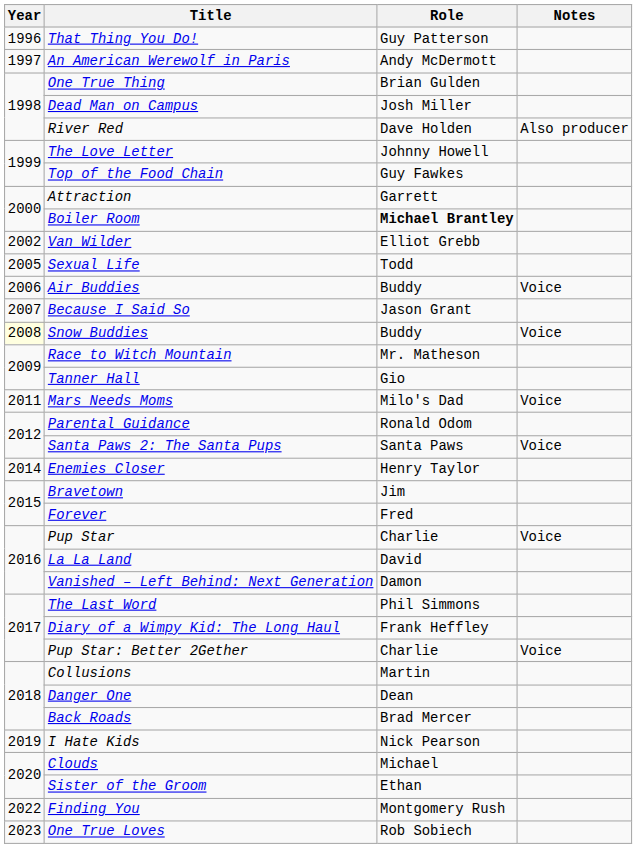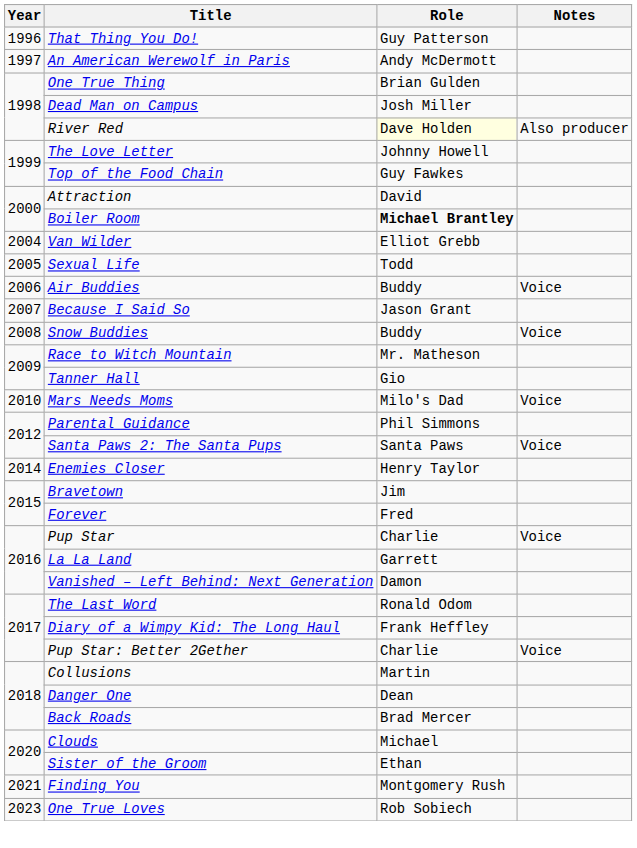(426, 129) no background -> (426, 129) lightyellow background
(409, 197) Garrett -> (401, 197) David
(25, 243) 2002 -> (25, 243) 2004
(25, 333) lightyellow background -> (25, 333) no background
(25, 401) 2011 -> (25, 401) 2010
(426, 424) Ronald Odom -> (430, 424) Phil Simmons
(401, 560) David -> (409, 560) Garrett
(430, 605) Phil Simmons -> (426, 605) Ronald Odom
- row: (94, 741)
(25, 809) 2022 -> (25, 787) 2021
